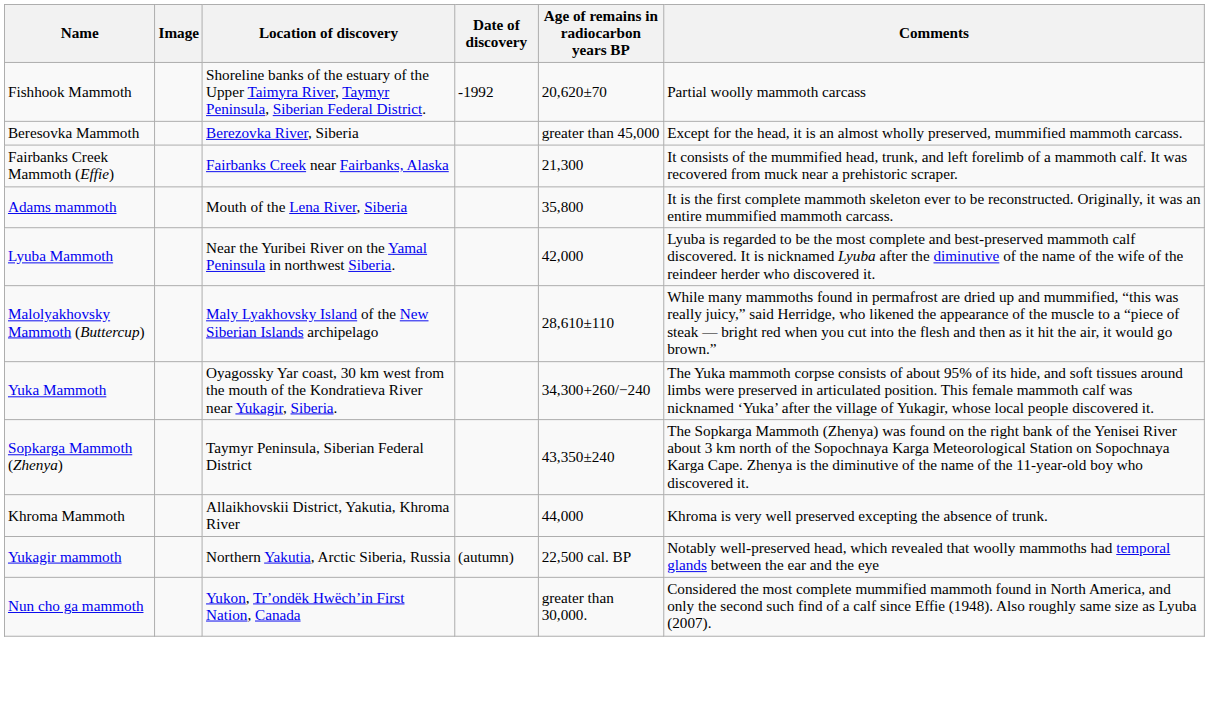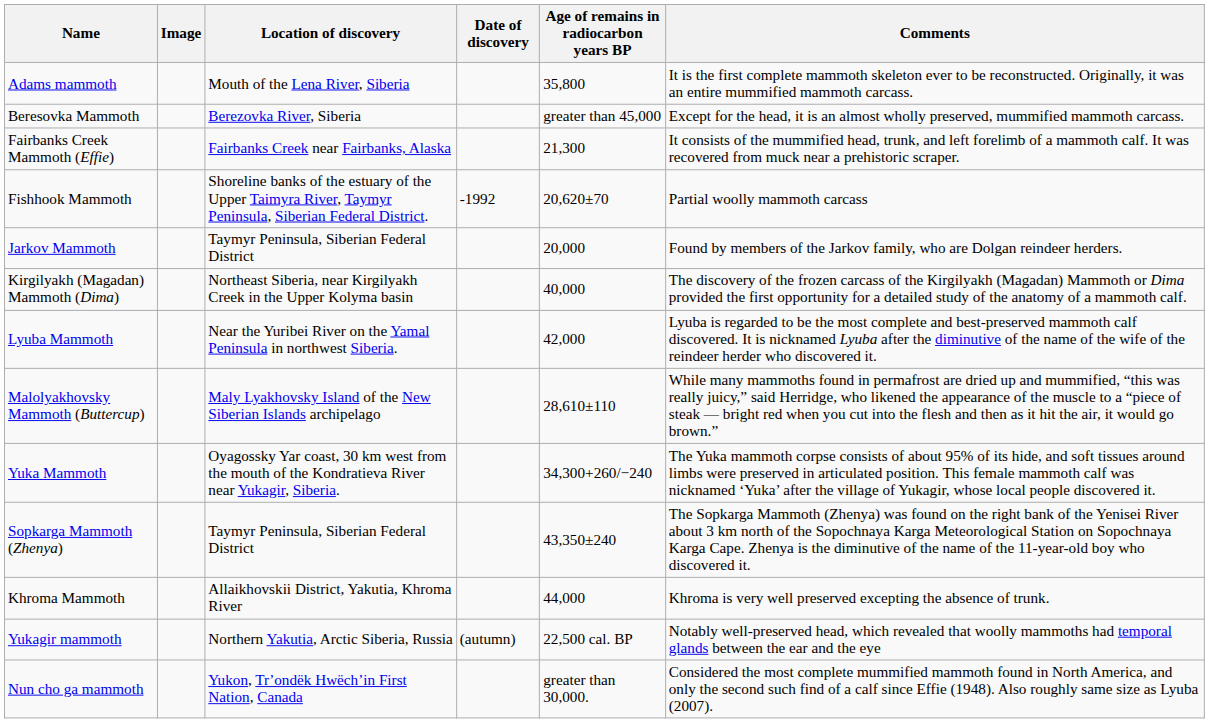rows swapped: (62, 207) <-> (70, 91)
+ row: (62, 248)
+ row: (76, 289)
